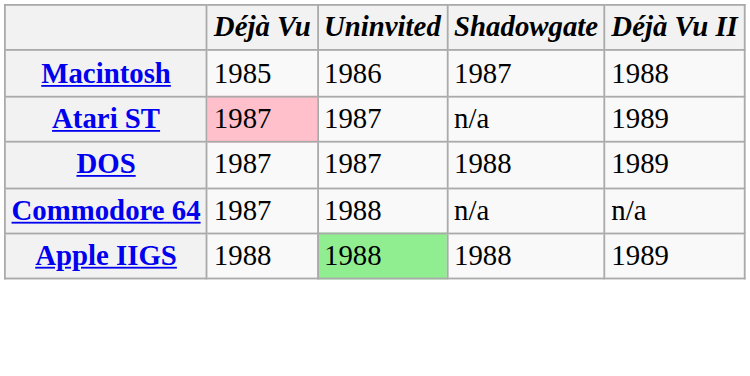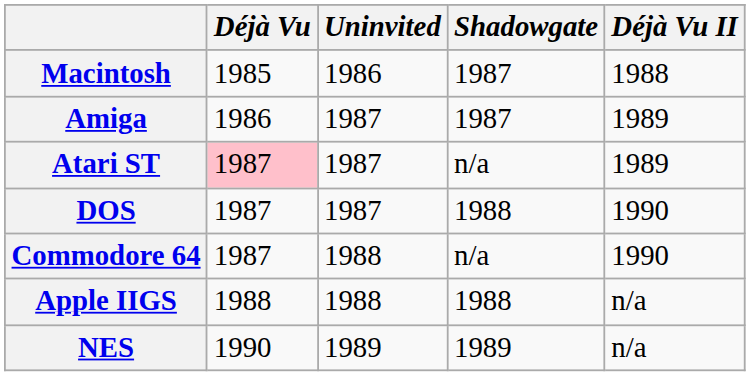+ row: (106, 118)
(640, 164) 1989 -> (640, 210) 1990
(629, 210) n/a -> (640, 255) 1990
(353, 255) lightgreen background -> (353, 301) no background
(640, 255) 1989 -> (629, 301) n/a
+ row: (106, 347)
